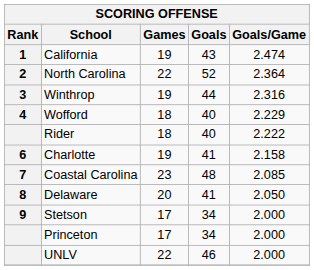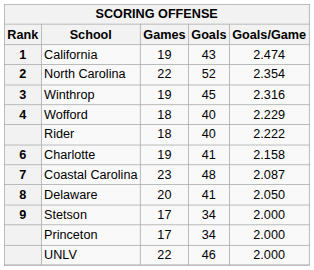(269, 74) 2.364 -> (269, 74) 2.354
(209, 94) 44 -> (209, 94) 45
(269, 174) 2.085 -> (269, 174) 2.087
